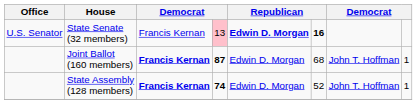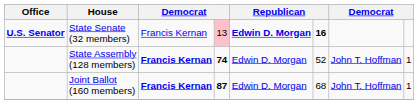(34, 33) normal -> (36, 33) bold
rows swapped: (101, 86) <-> (100, 59)
